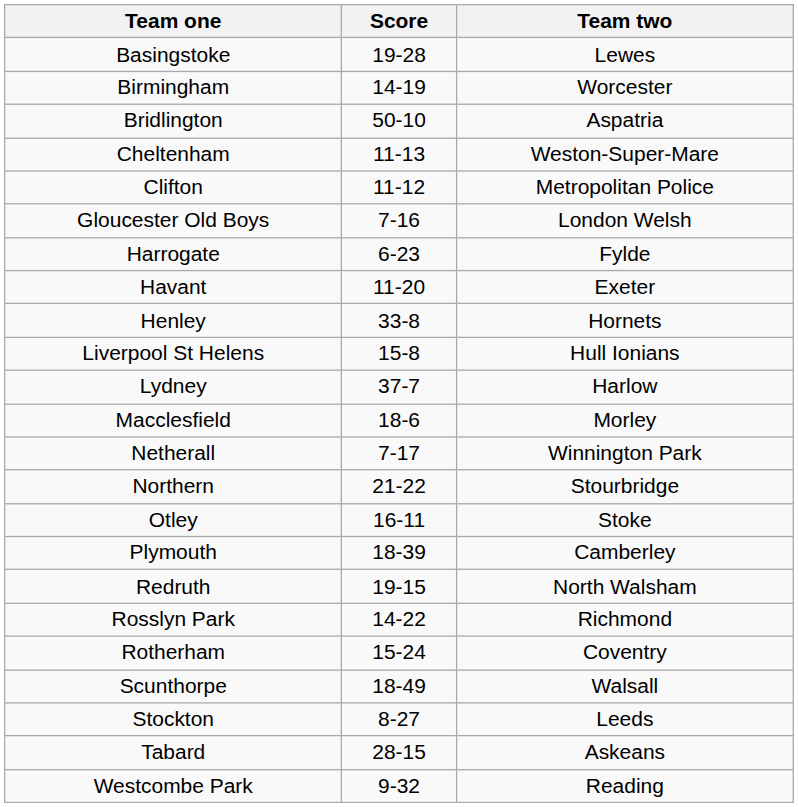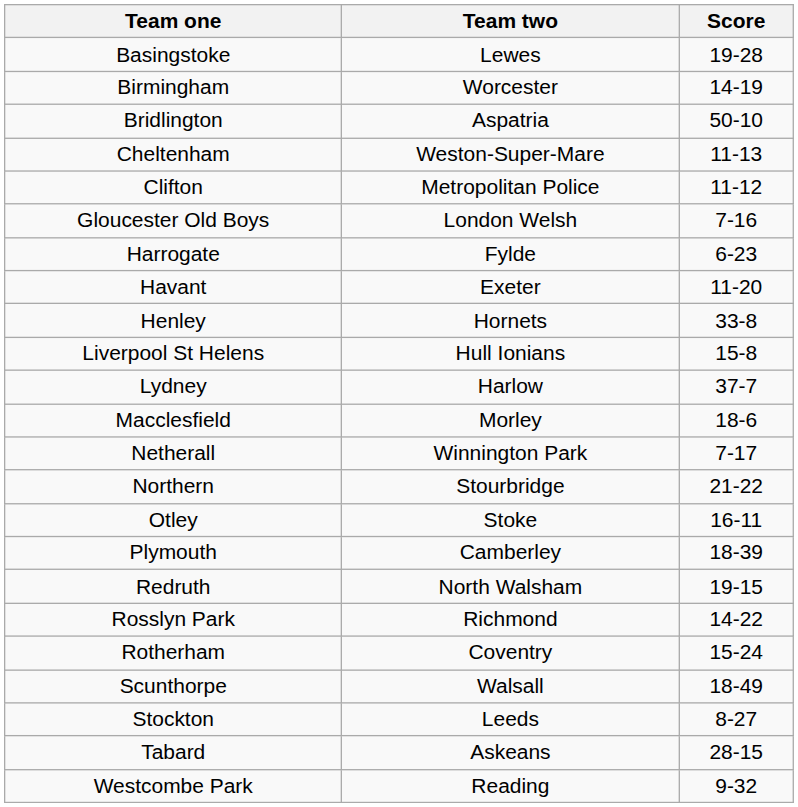columns swapped: (625, 21) <-> (399, 21)
